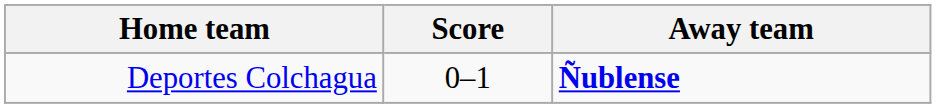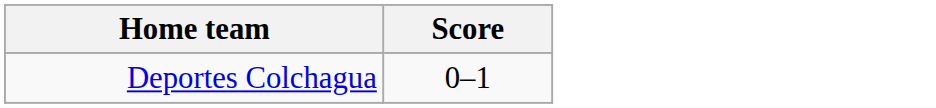- column: (741, 28)
